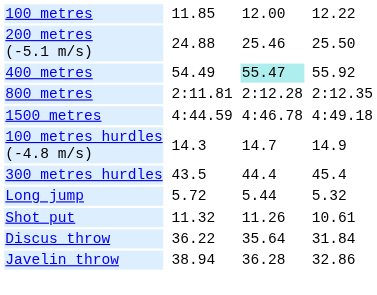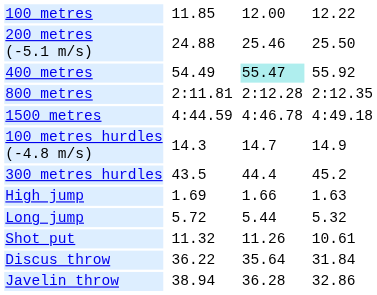(329, 175) 45.4 -> (329, 175) 45.2
+ row: (45, 196)
